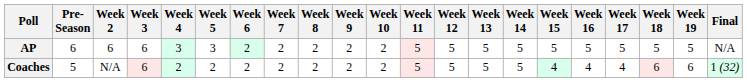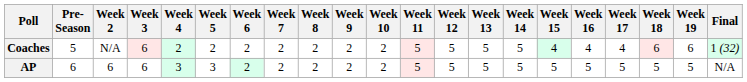rows swapped: (28, 48) <-> (28, 68)
